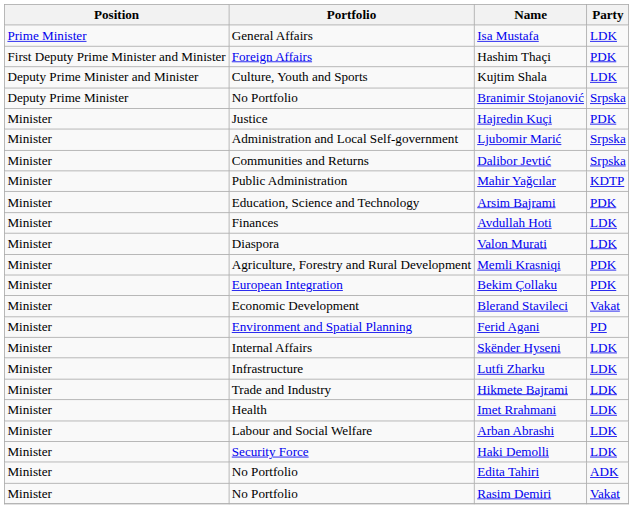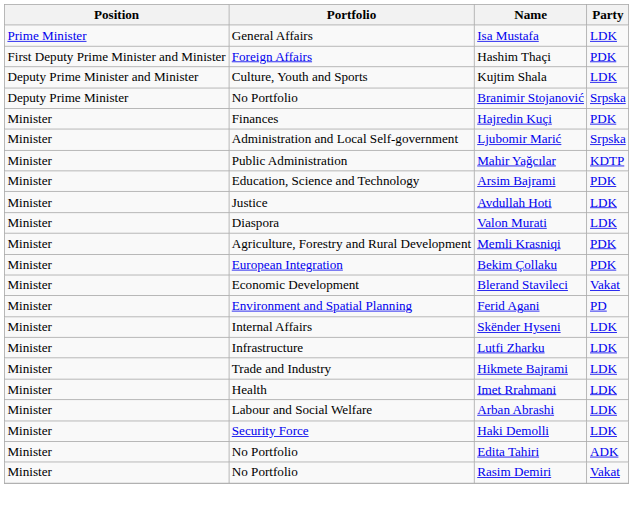(250, 118) Justice -> (255, 118) Finances
- row: (514, 160)
(255, 222) Finances -> (250, 202) Justice
